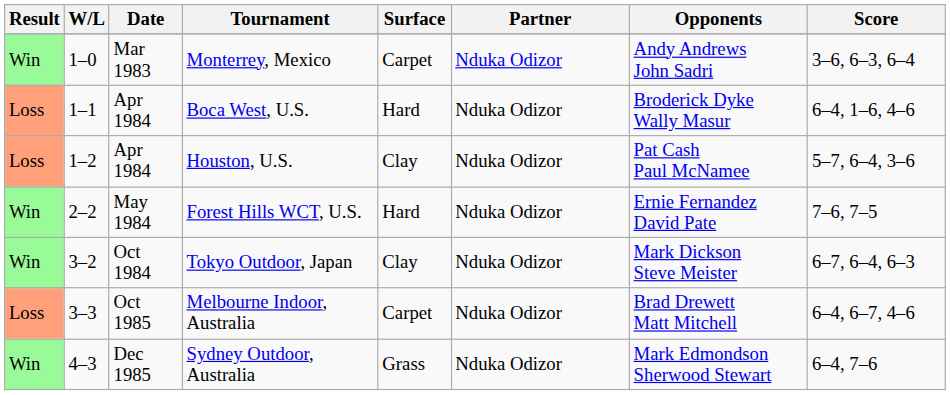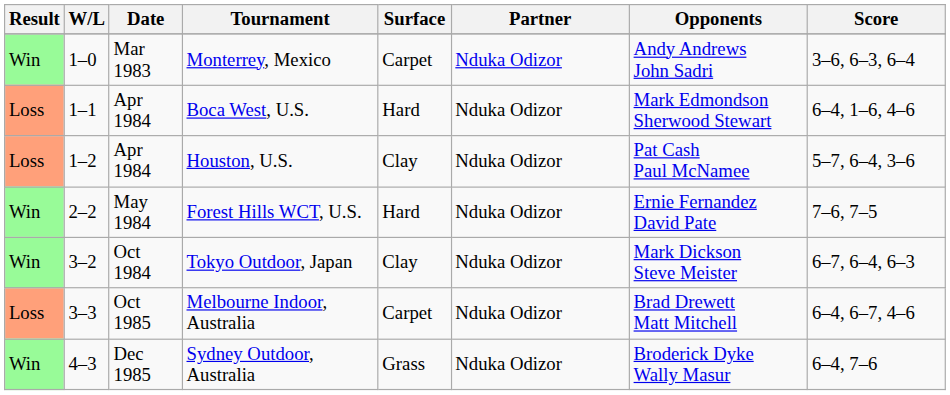(694, 110) Broderick Dyke Wally Masur -> (702, 110) Mark Edmondson Sherwood Stewart
(702, 364) Mark Edmondson Sherwood Stewart -> (694, 364) Broderick Dyke Wally Masur
